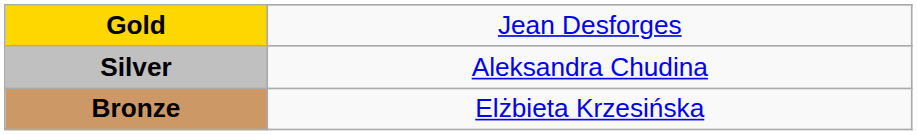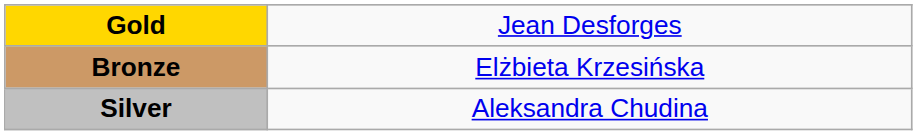rows swapped: (136, 66) <-> (136, 108)
